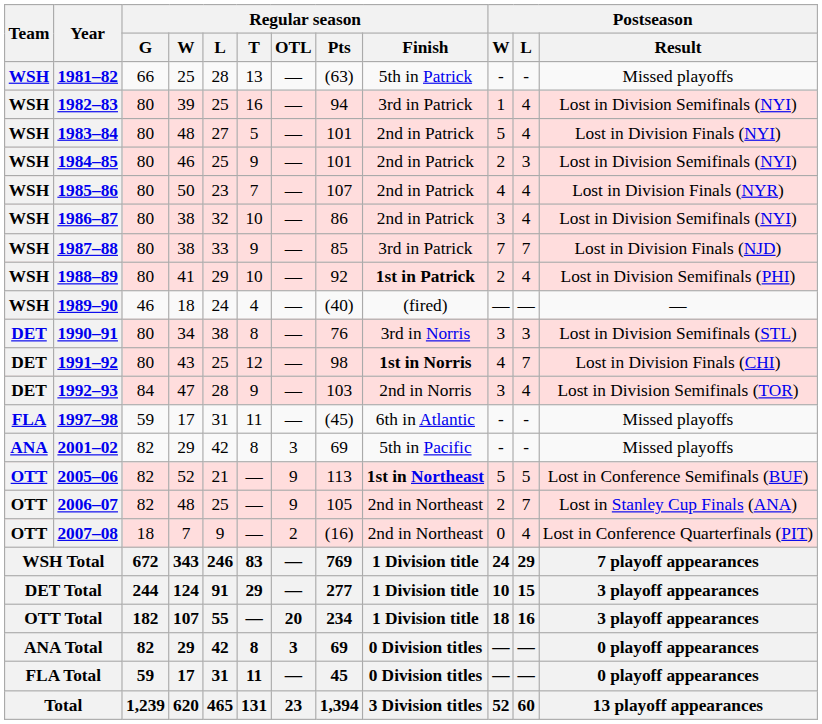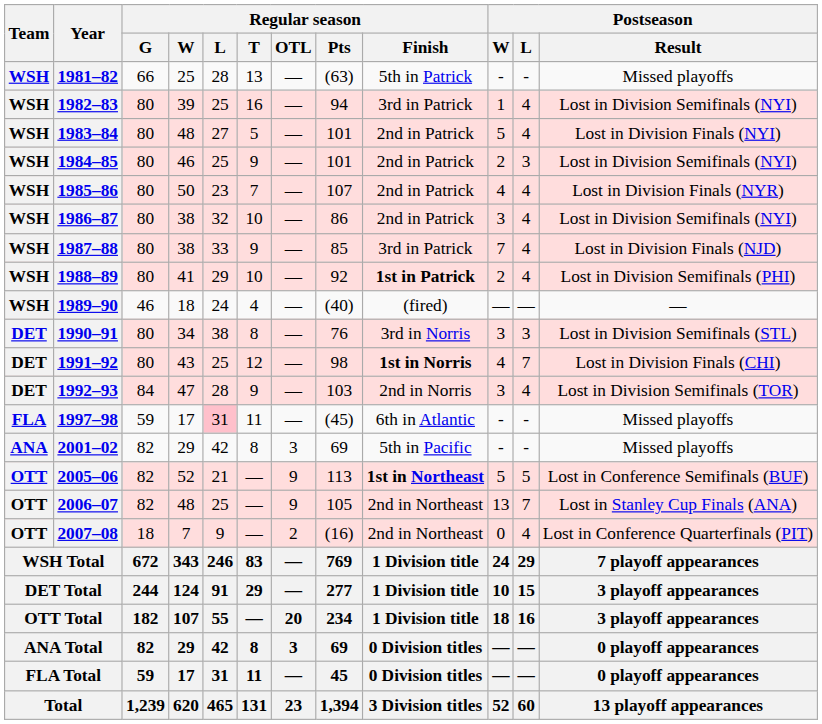(526, 247) 7 -> (526, 247) 4
(220, 418) no background -> (220, 418) pink background
(501, 504) 2 -> (501, 504) 13
